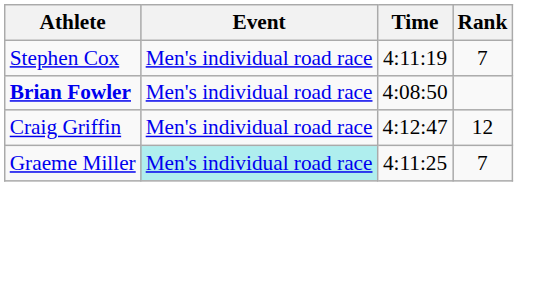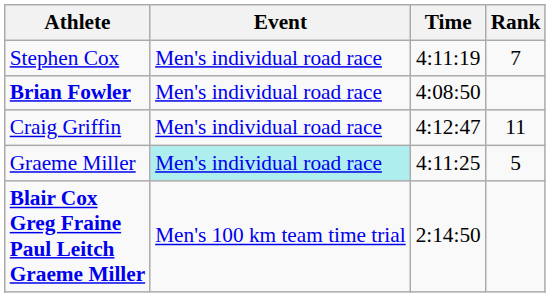(482, 127) 12 -> (516, 127) 11
(482, 163) 7 -> (516, 163) 5
+ row: (77, 235)
